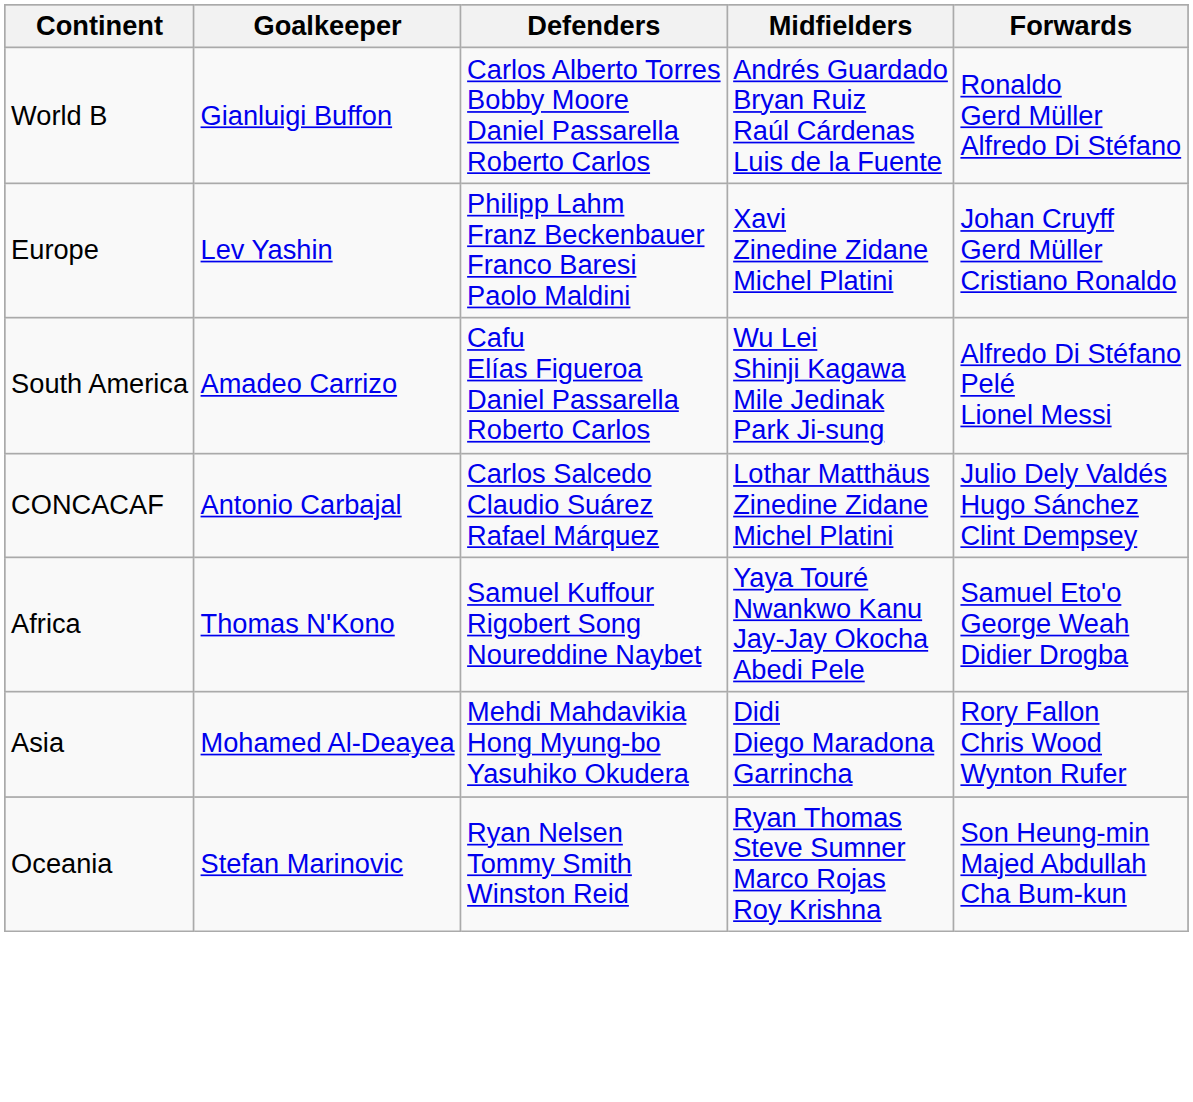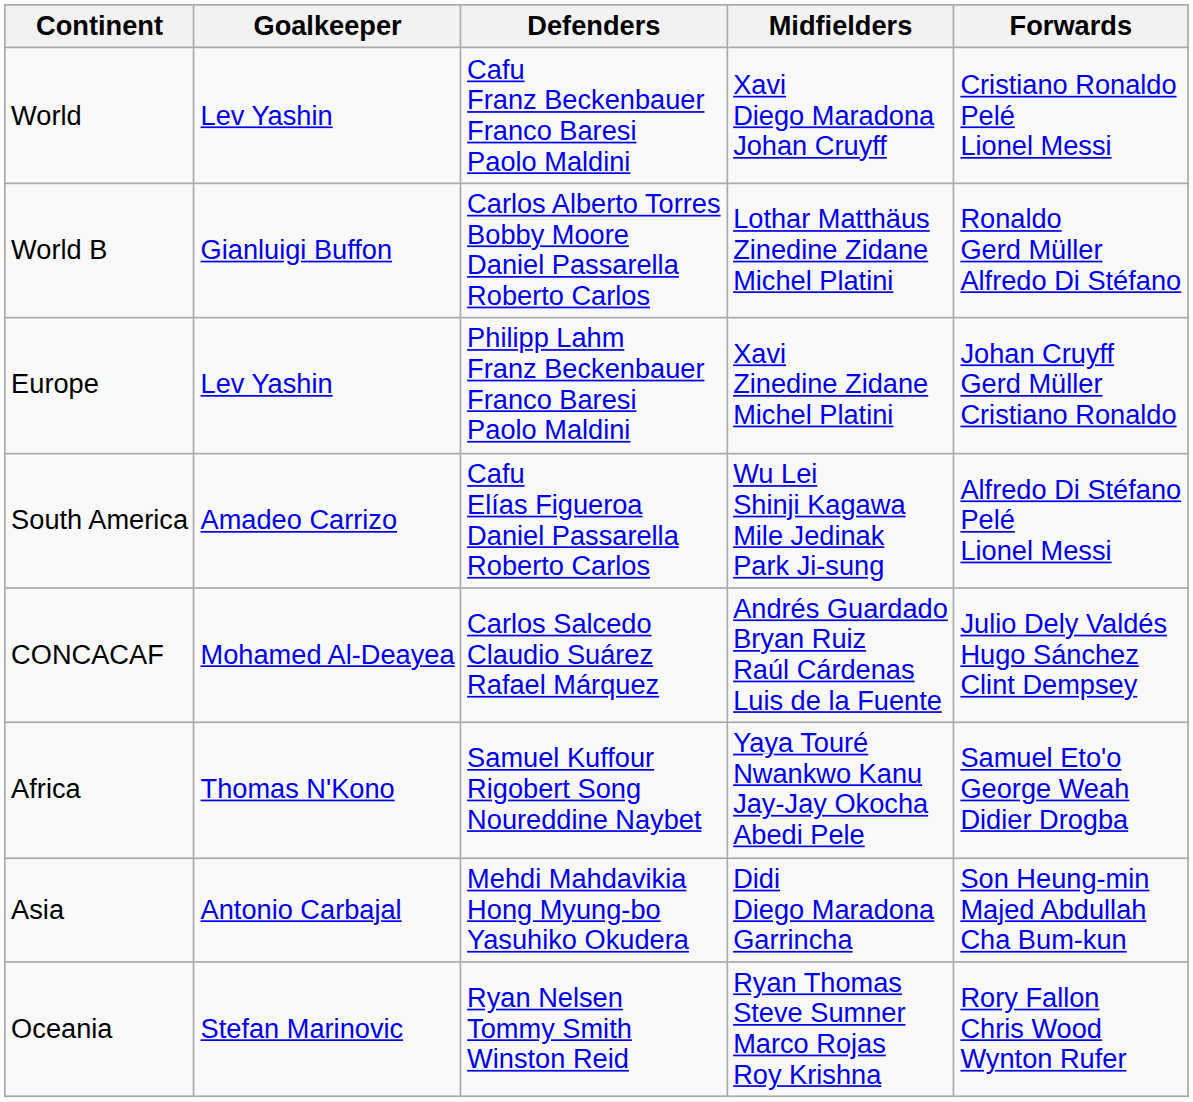+ row: (46, 115)
(841, 115) Andrés Guardado Bryan Ruiz Raúl Cárdenas Luis de la Fuente -> (831, 250) Lothar Matthäus Zinedine Zidane Michel Platini
(301, 504) Antonio Carbajal -> (328, 654) Mohamed Al-Deayea
(831, 504) Lothar Matthäus Zinedine Zidane Michel Platini -> (841, 654) Andrés Guardado Bryan Ruiz Raúl Cárdenas Luis de la Fuente
(328, 743) Mohamed Al-Deayea -> (301, 909) Antonio Carbajal
(1043, 743) Rory Fallon Chris Wood Wynton Rufer -> (1055, 909) Son Heung-min Majed Abdullah Cha Bum-kun
(1055, 863) Son Heung-min Majed Abdullah Cha Bum-kun -> (1043, 1029) Rory Fallon Chris Wood Wynton Rufer
